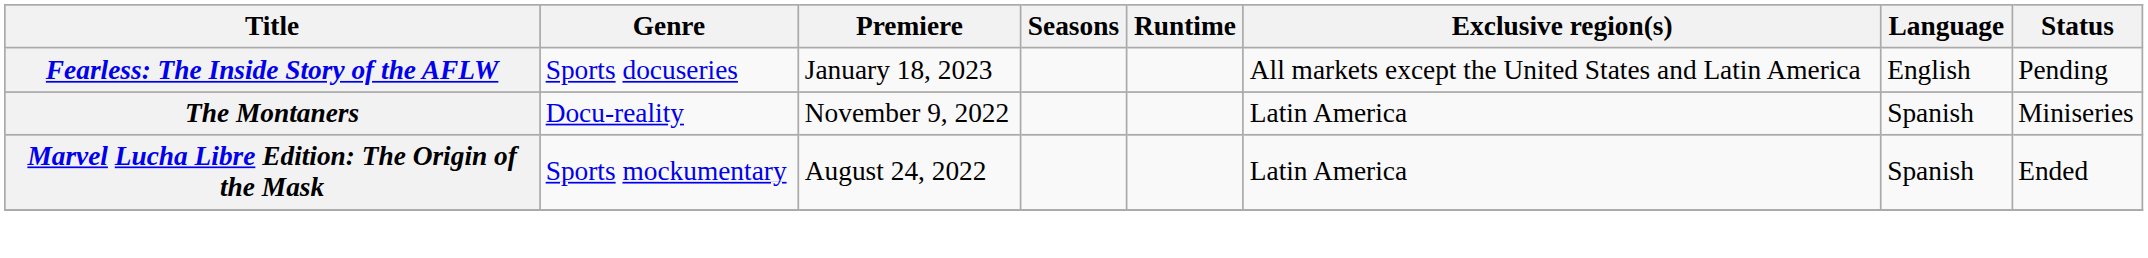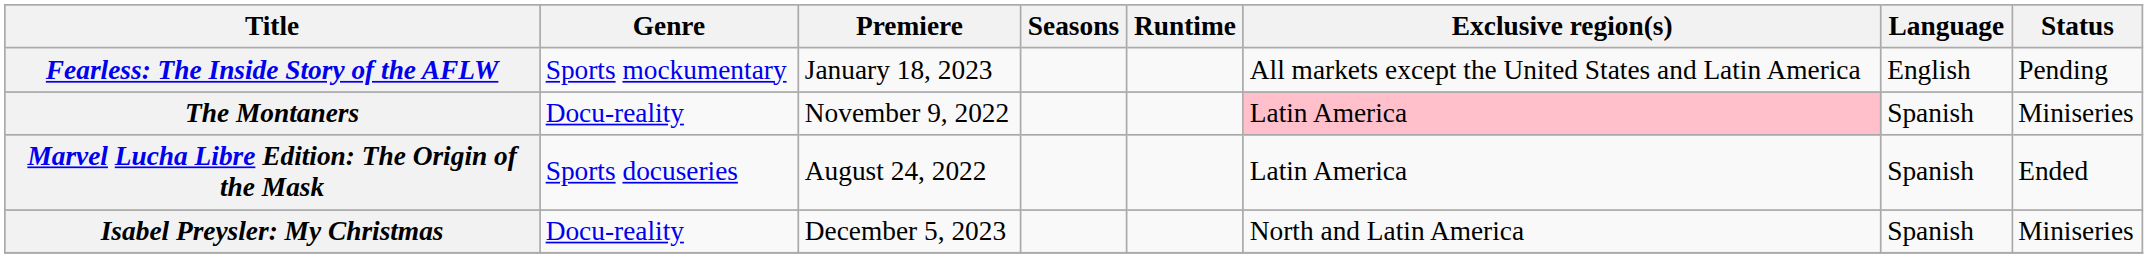(642, 69) Sports docuseries -> (666, 69) Sports mockumentary
(1328, 112) no background -> (1328, 112) pink background
(666, 171) Sports mockumentary -> (642, 171) Sports docuseries
+ row: (272, 230)
